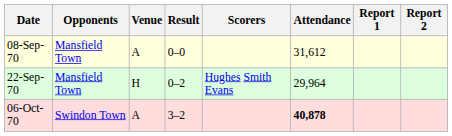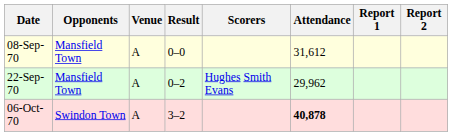(136, 83) H -> (136, 83) A
(310, 83) 29,964 -> (310, 83) 29,962
